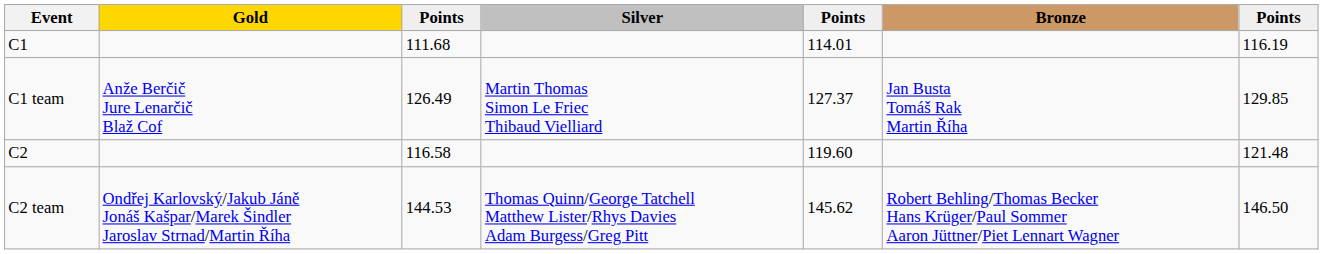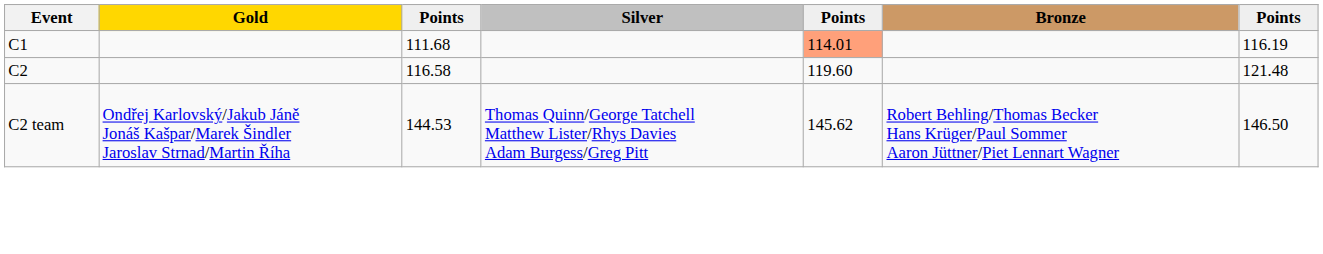(830, 44) no background -> (830, 44) lightsalmon background
- row: (36, 98)
